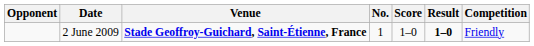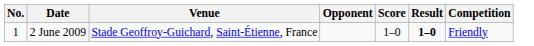columns swapped: (380, 13) <-> (32, 13)
(245, 32) bold -> (204, 32) normal
